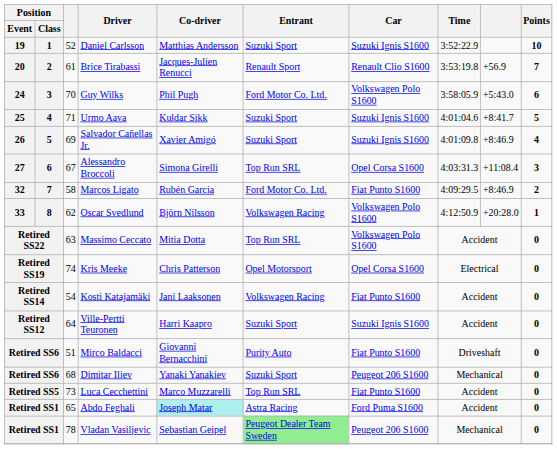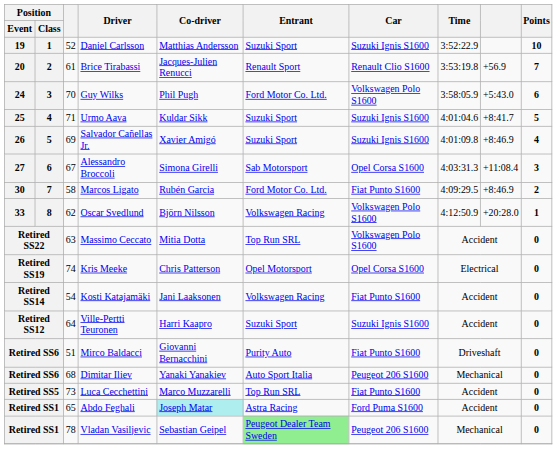(273, 167) Top Run SRL -> (276, 167) Sab Motorsport
(20, 190) 32 -> (20, 190) 30
(271, 374) Suzuki Sport -> (279, 374) Auto Sport Italia
